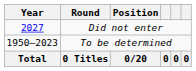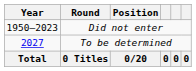(32, 28) 2027 -> (32, 28) 1950–2023
(32, 43) 1950–2023 -> (32, 43) 2027
